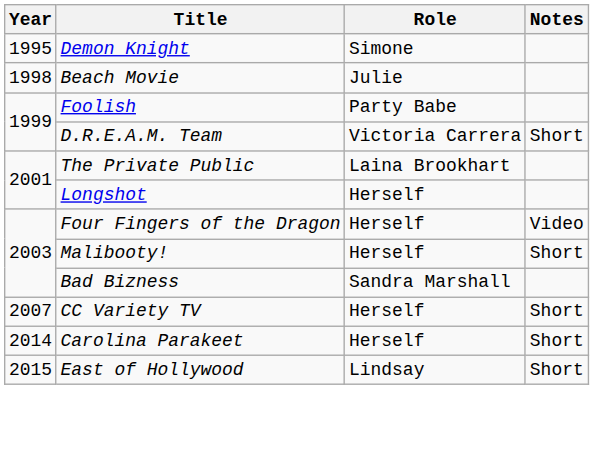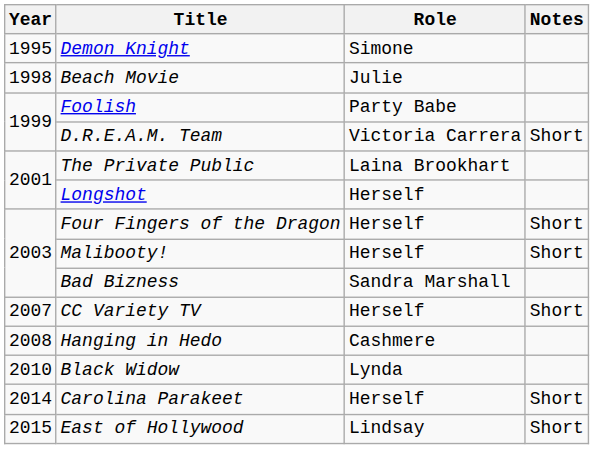(557, 224) Video -> (557, 224) Short
+ row: (141, 341)
+ row: (120, 370)
